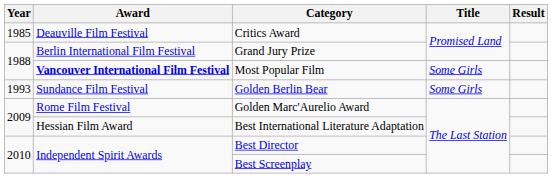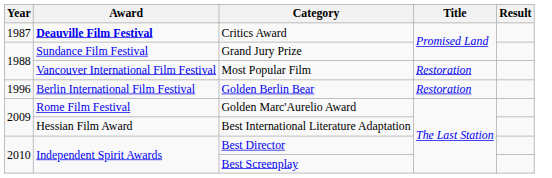(19, 32) 1985 -> (19, 32) 1987
(92, 32) normal -> (94, 32) bold
(116, 51) Berlin International Film Festival -> (92, 51) Sundance Film Festival
(133, 70) bold -> (126, 70) normal
(456, 70) Some Girls -> (444, 70) Restoration
(19, 88) 1993 -> (19, 88) 1996
(92, 88) Sundance Film Festival -> (116, 88) Berlin International Film Festival
(456, 88) Some Girls -> (444, 88) Restoration
